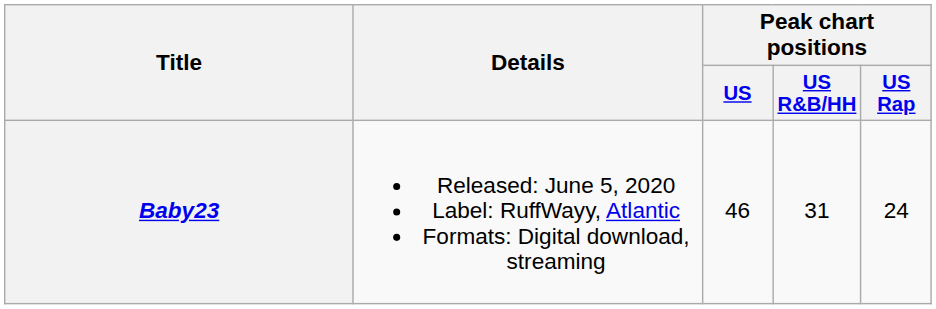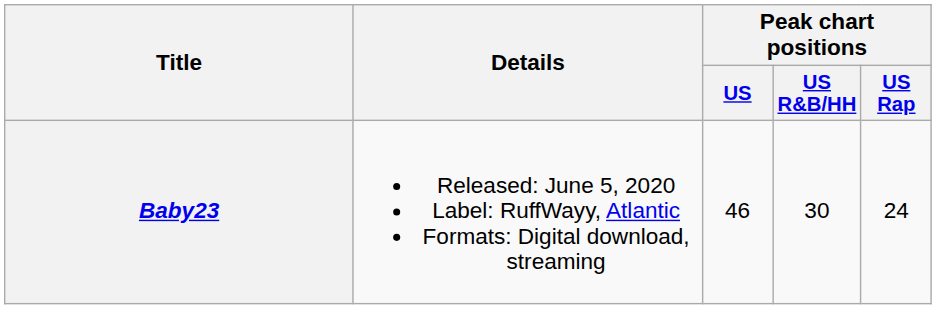(817, 211) 31 -> (817, 211) 30
